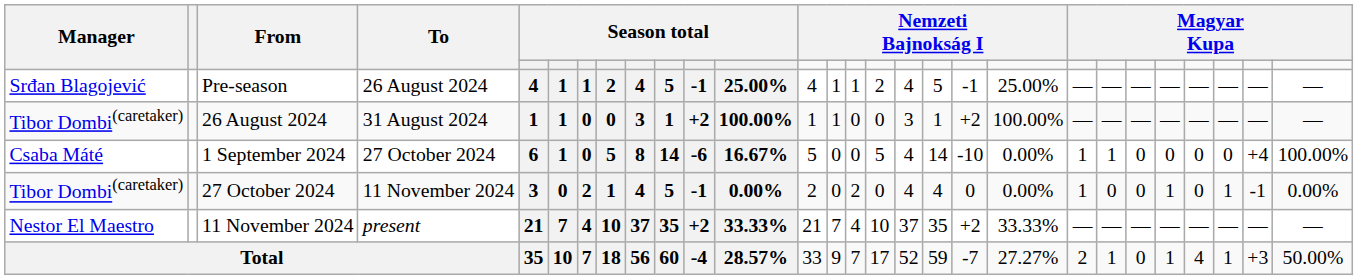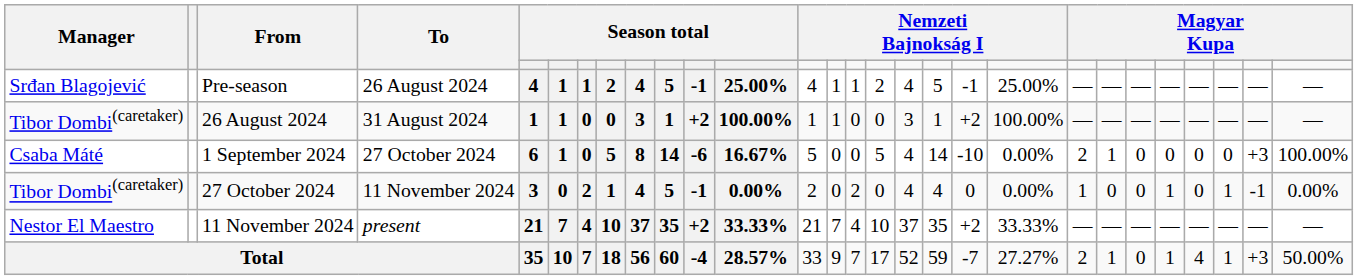(1083, 155) 1 -> (1083, 155) 2
(1258, 155) +4 -> (1258, 155) +3
